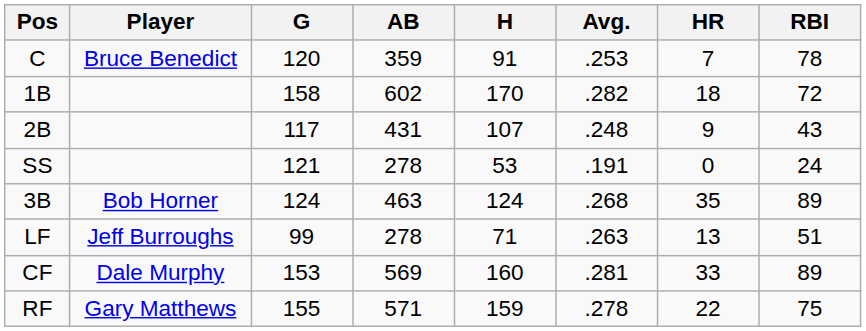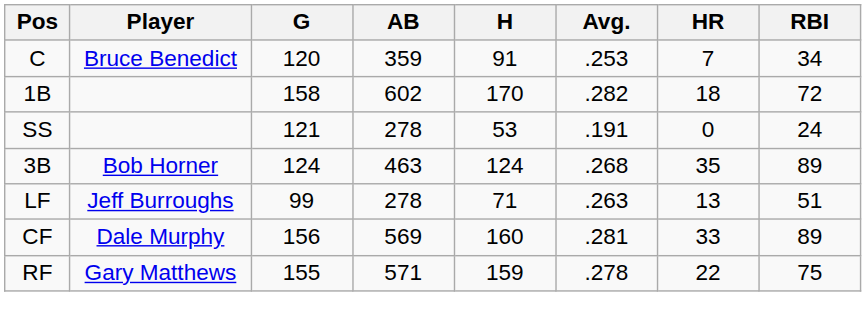(810, 58) 78 -> (810, 58) 34
- row: (37, 129)
(302, 272) 153 -> (302, 237) 156
